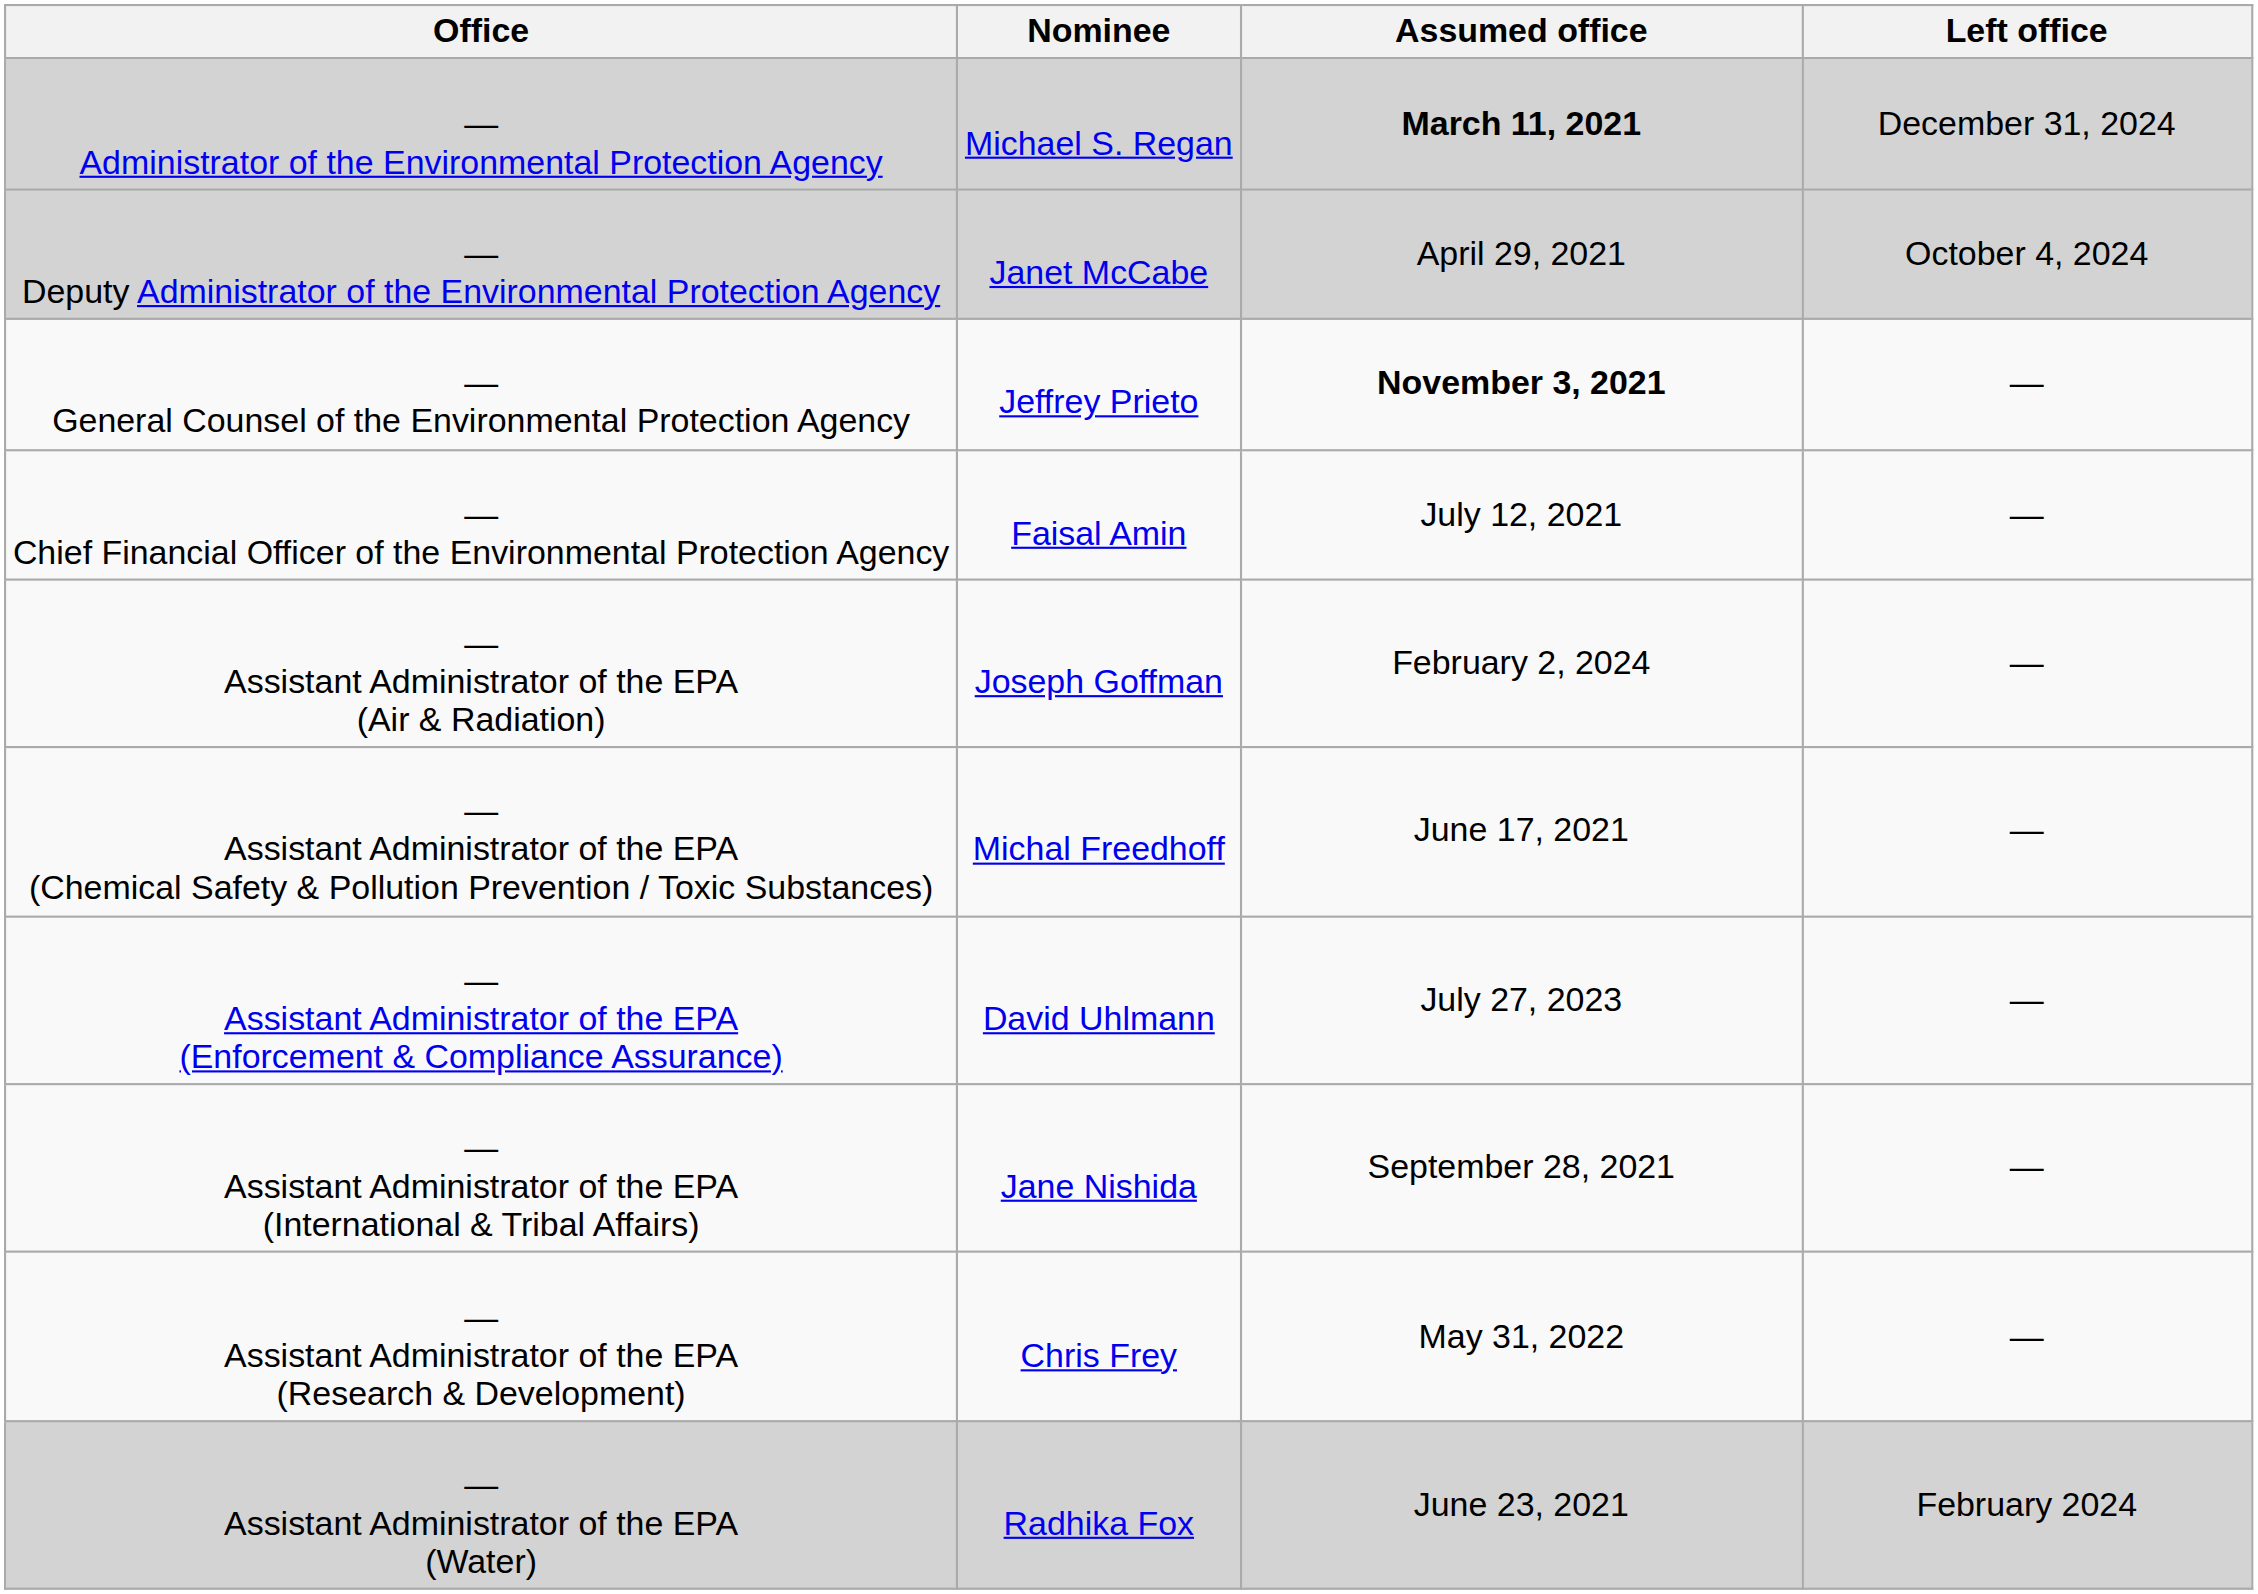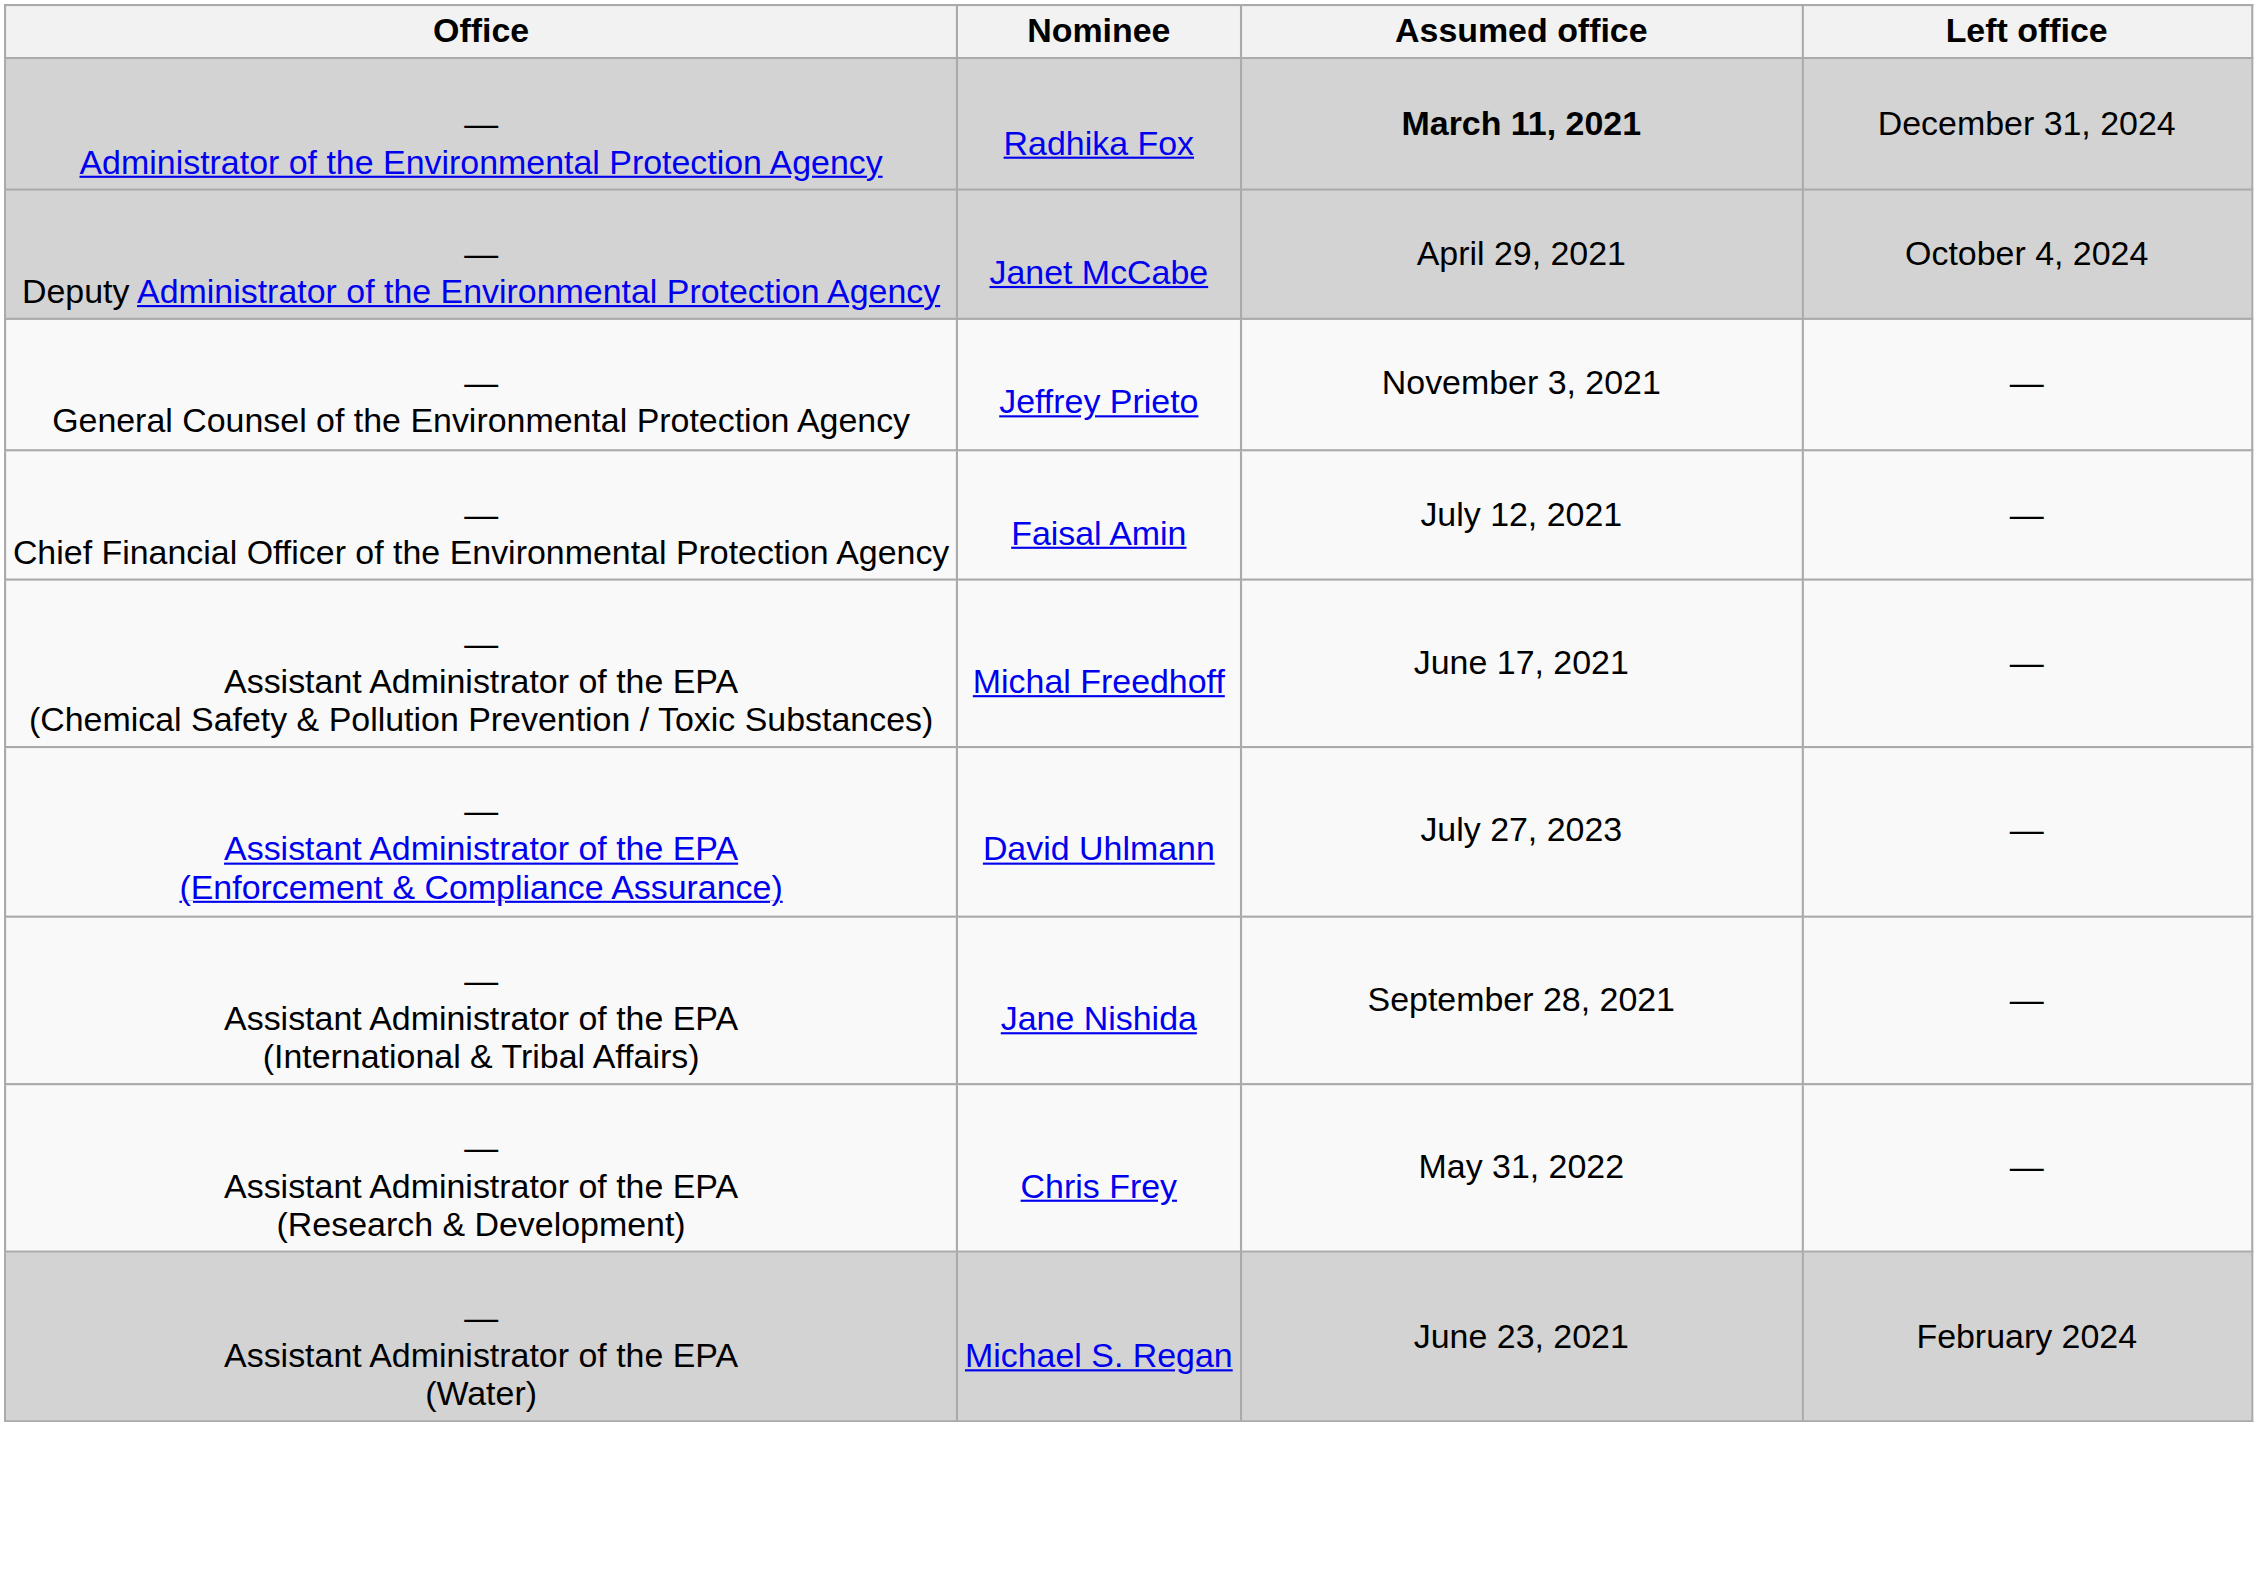(1099, 142) Michael S. Regan -> (1099, 142) Radhika Fox
(1521, 383) bold -> (1521, 383) normal
- row: (481, 681)
(1099, 1523) Radhika Fox -> (1099, 1355) Michael S. Regan
